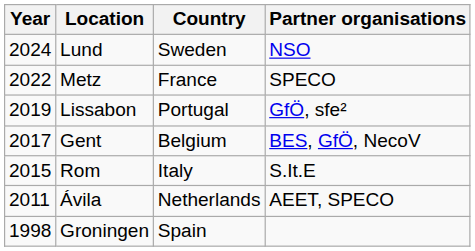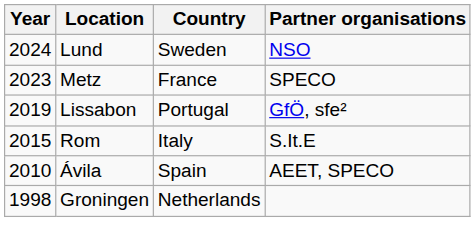(30, 79) 2022 -> (30, 79) 2023
- row: (81, 140)
(29, 200) 2011 -> (30, 170) 2010
(209, 200) Netherlands -> (182, 170) Spain
(182, 230) Spain -> (209, 200) Netherlands
